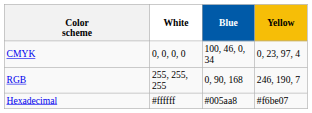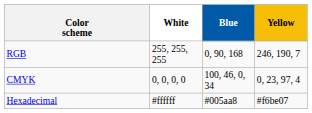rows swapped: (21, 54) <-> (16, 80)
